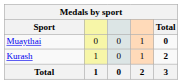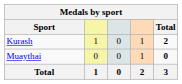rows swapped: (20, 57) <-> (24, 42)
